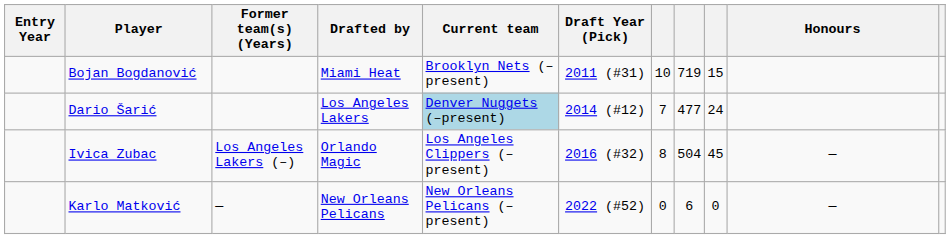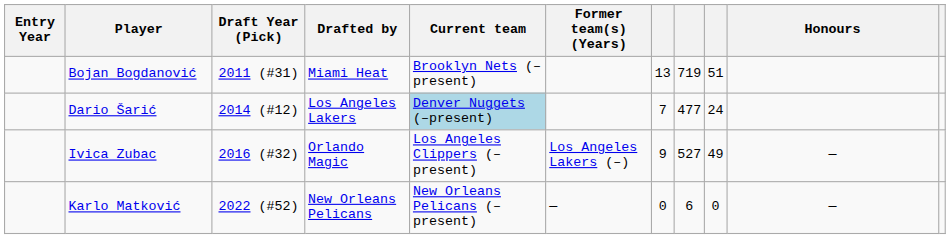columns swapped: (605, 31) <-> (265, 31)
(663, 75) 10 -> (663, 75) 13
(716, 75) 15 -> (716, 75) 51
(663, 156) 8 -> (663, 156) 9
(689, 156) 504 -> (689, 156) 527
(716, 156) 45 -> (716, 156) 49
